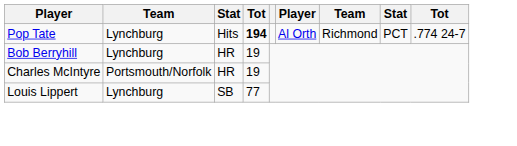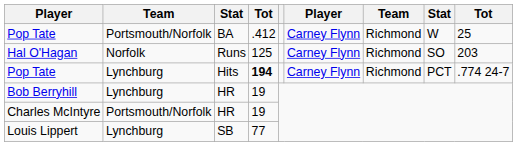+ row: (31, 33)
+ row: (42, 53)
(297, 33) Al Orth -> (324, 72) Carney Flynn
